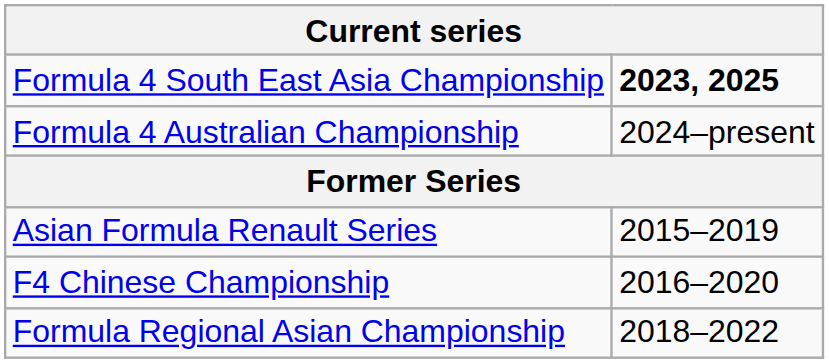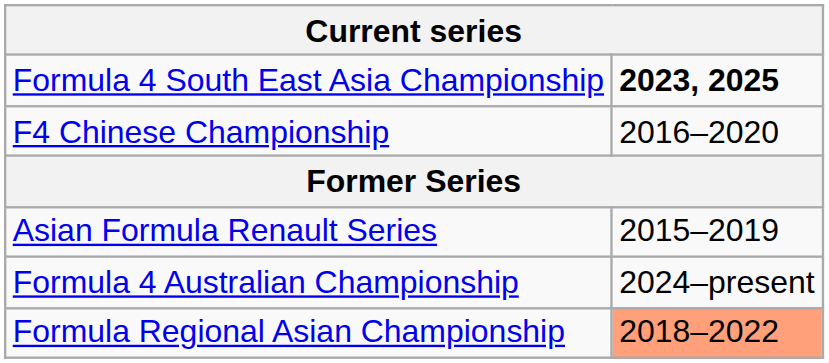rows swapped: (266, 131) <-> (201, 282)
(699, 332) no background -> (699, 332) lightsalmon background
